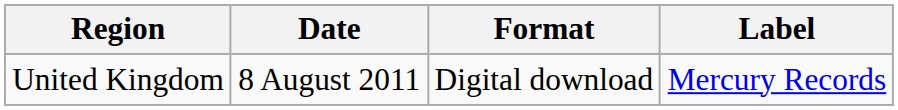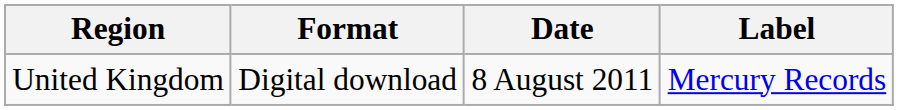columns swapped: (329, 29) <-> (544, 29)
